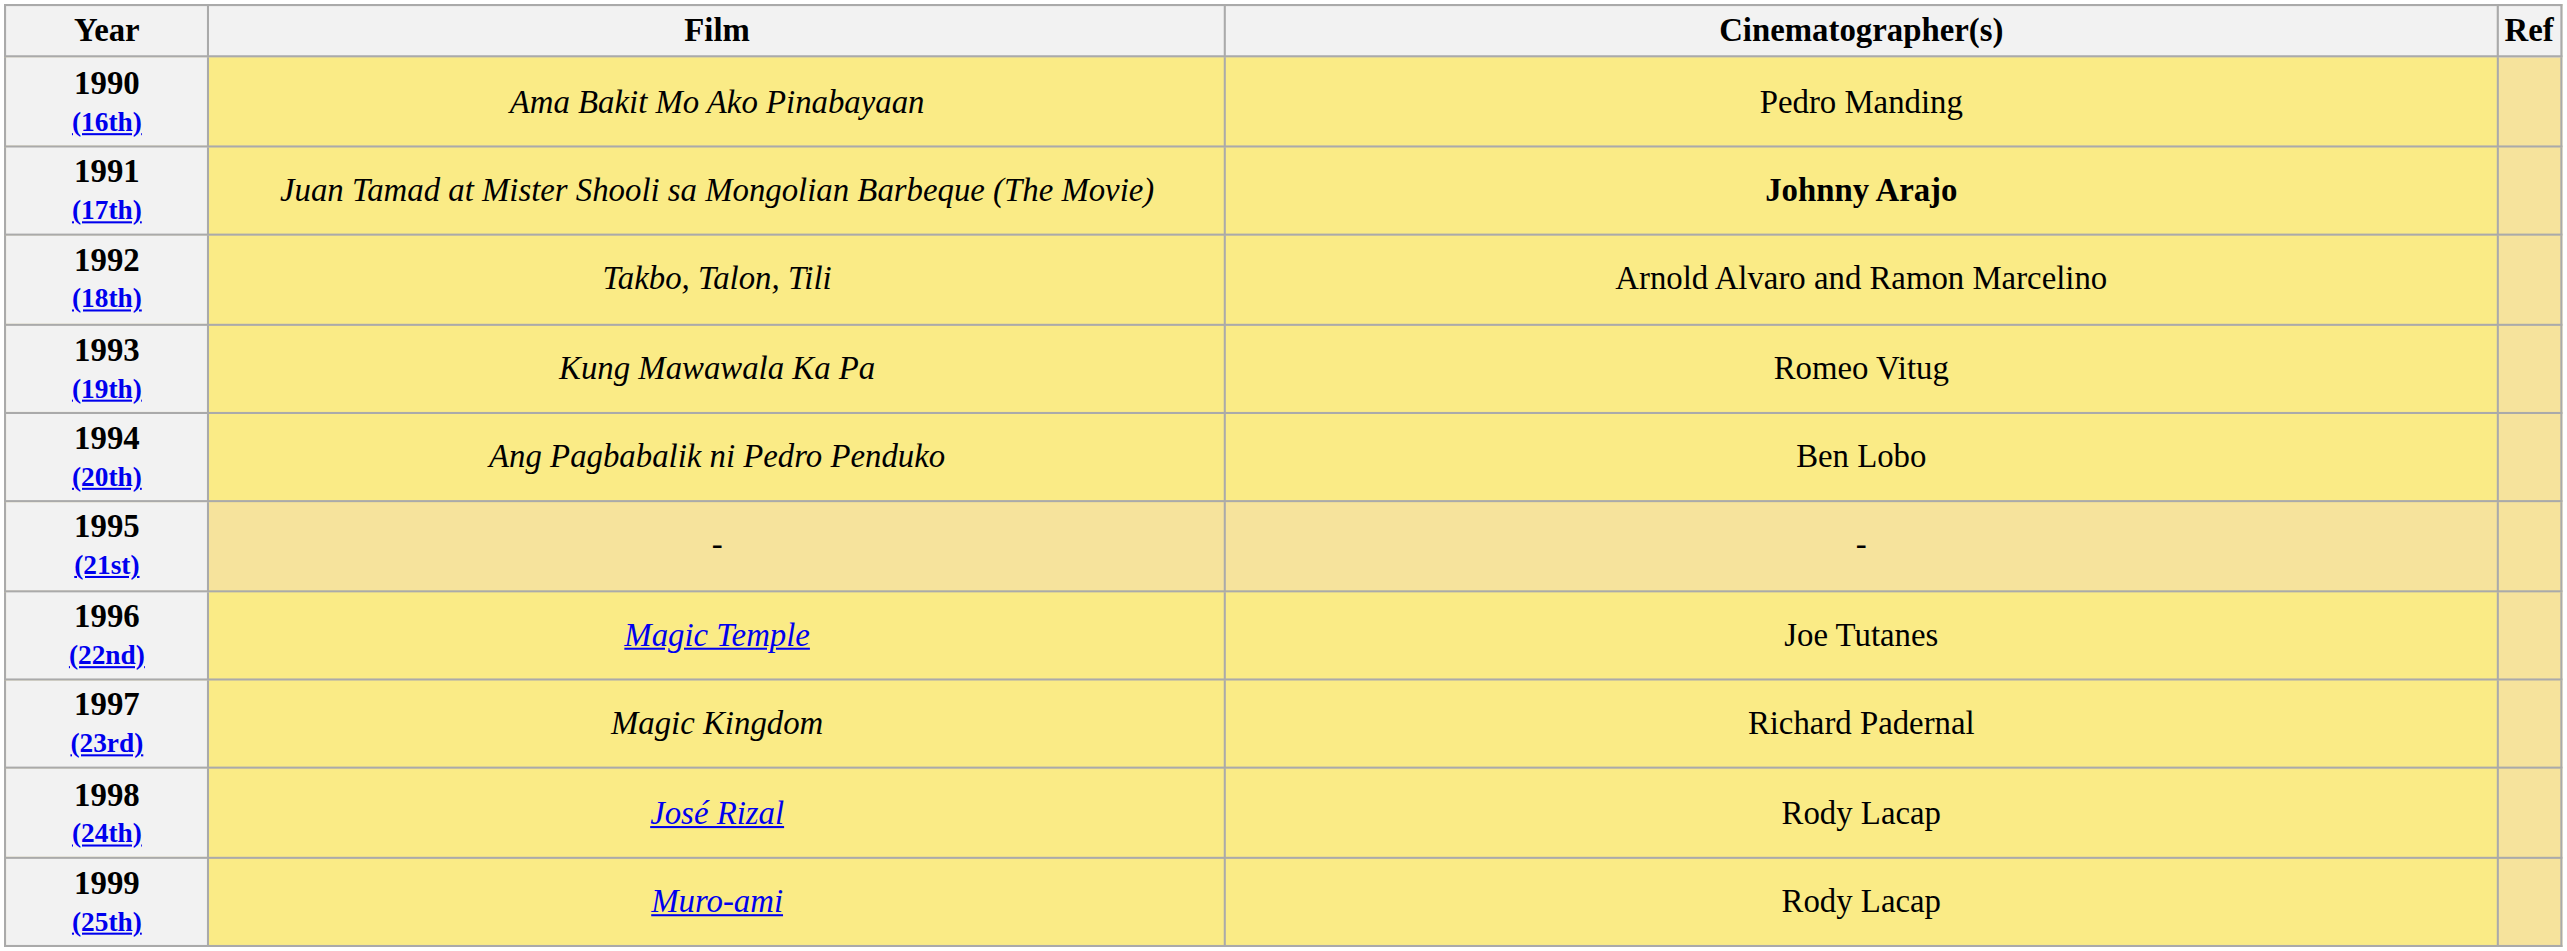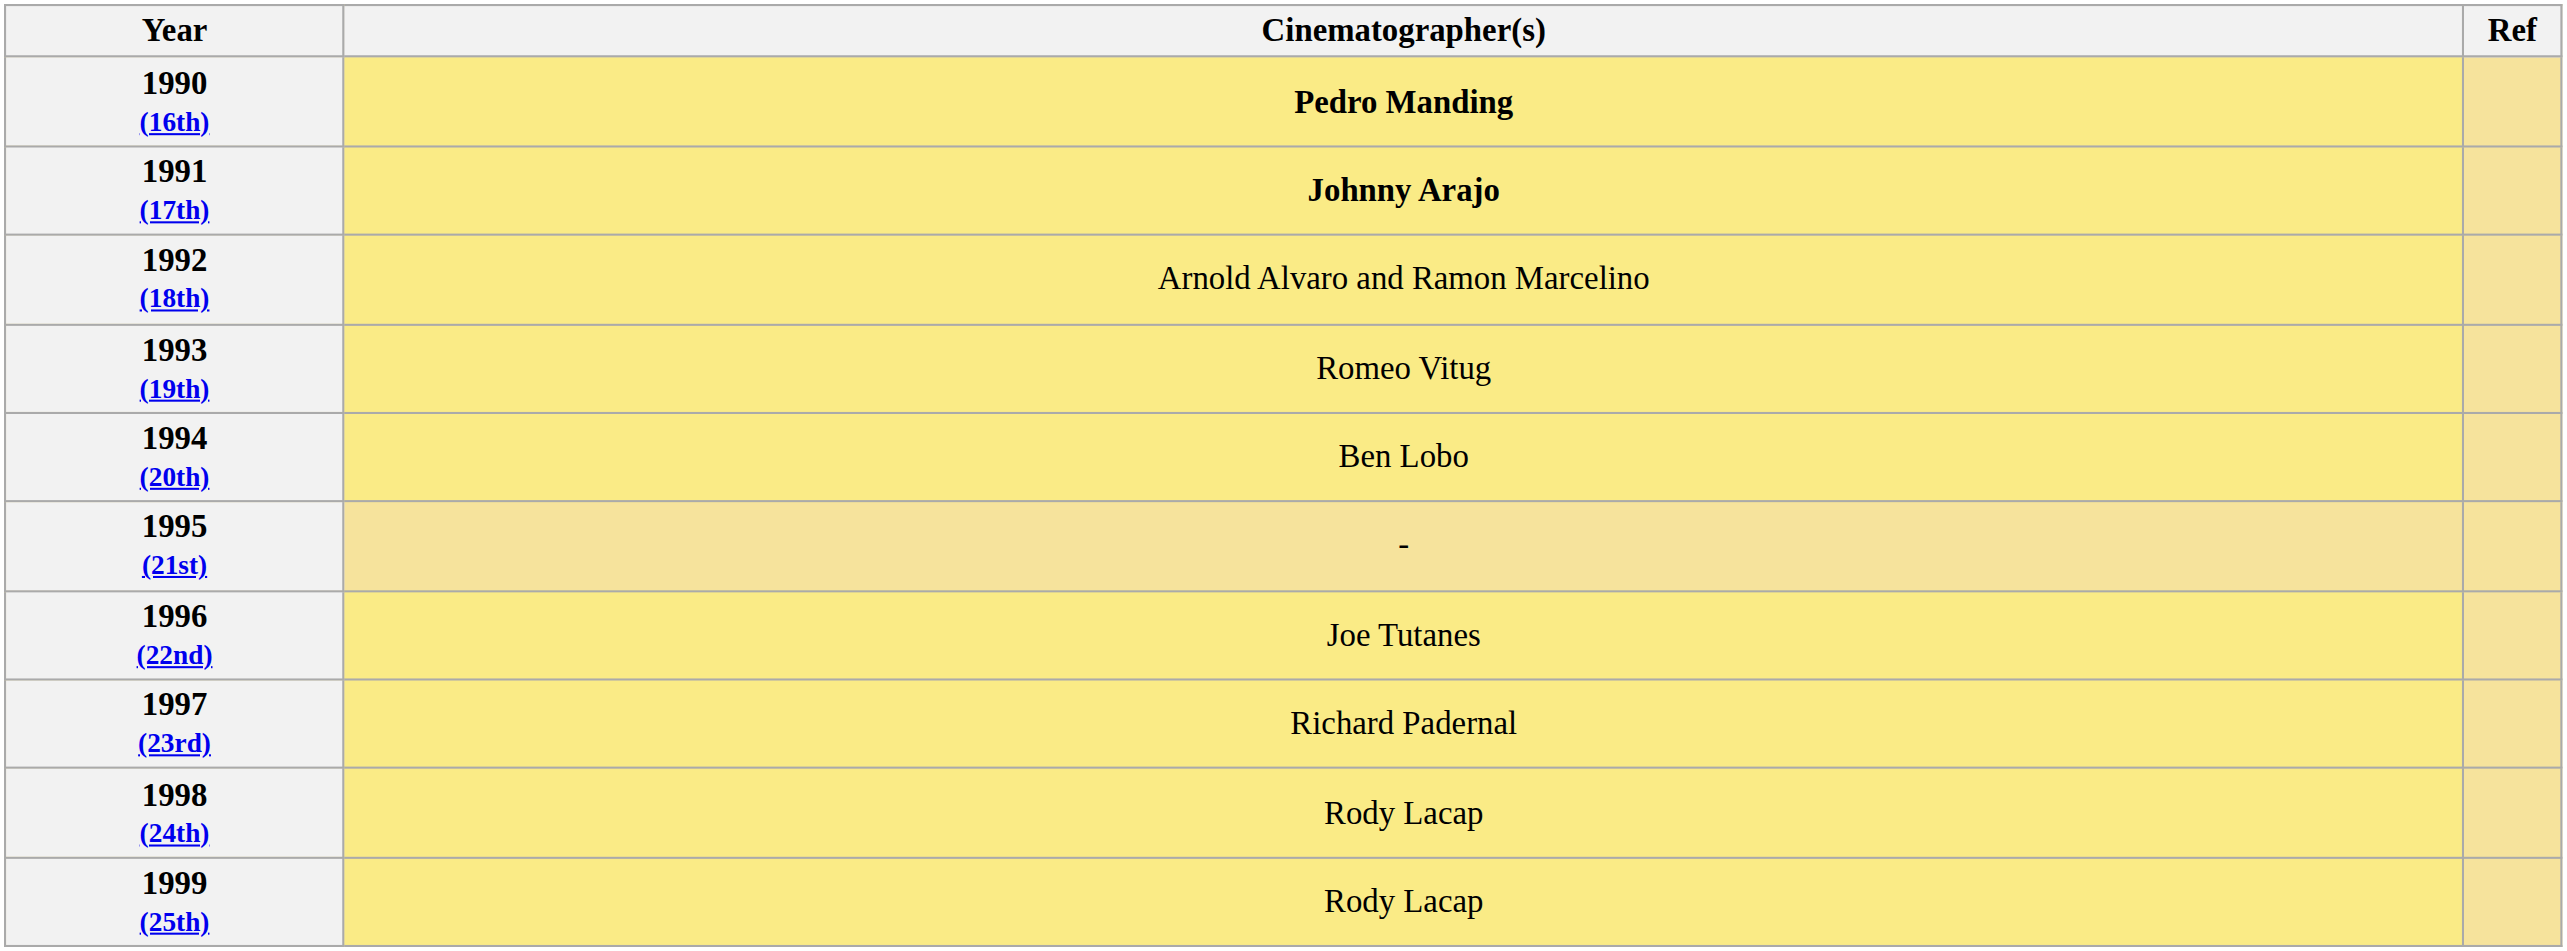- column: (717, 30)
(1861, 100) normal -> (1404, 100) bold
